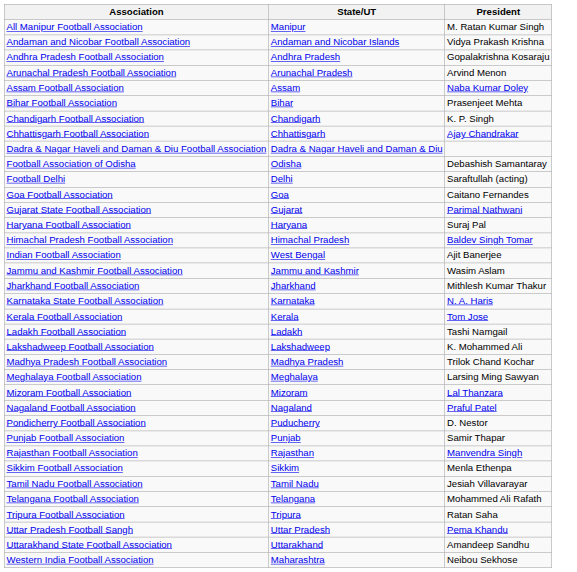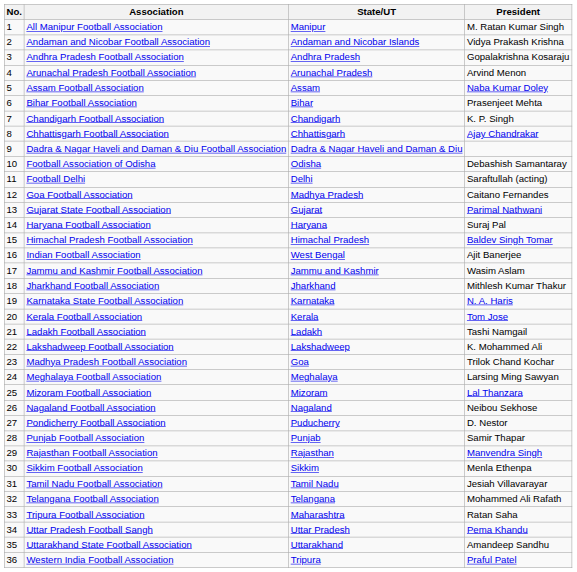+ column: (14, 12)
(280, 194) Goa -> (327, 194) Madhya Pradesh
(307, 362) Madhya Pradesh -> (300, 362) Goa
(472, 407) Praful Patel -> (502, 407) Neibou Sekhose
(286, 514) Tripura -> (318, 514) Maharashtra
(298, 560) Maharashtra -> (306, 560) Tripura
(482, 560) Neibou Sekhose -> (492, 560) Praful Patel
